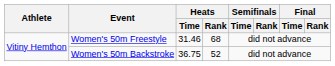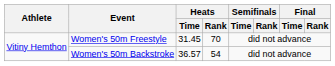(189, 40) 31.46 -> (189, 40) 31.45
(216, 40) 68 -> (216, 40) 70
(189, 54) 36.75 -> (189, 54) 36.57
(216, 54) 52 -> (216, 54) 54
